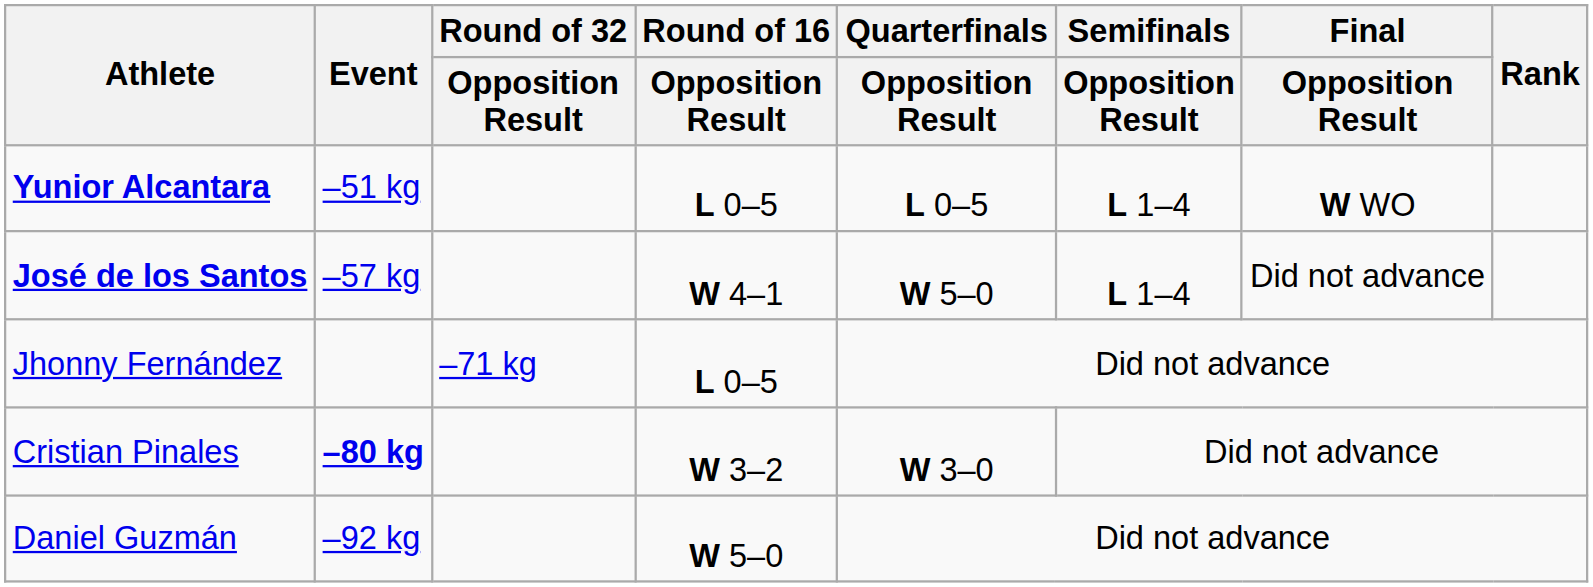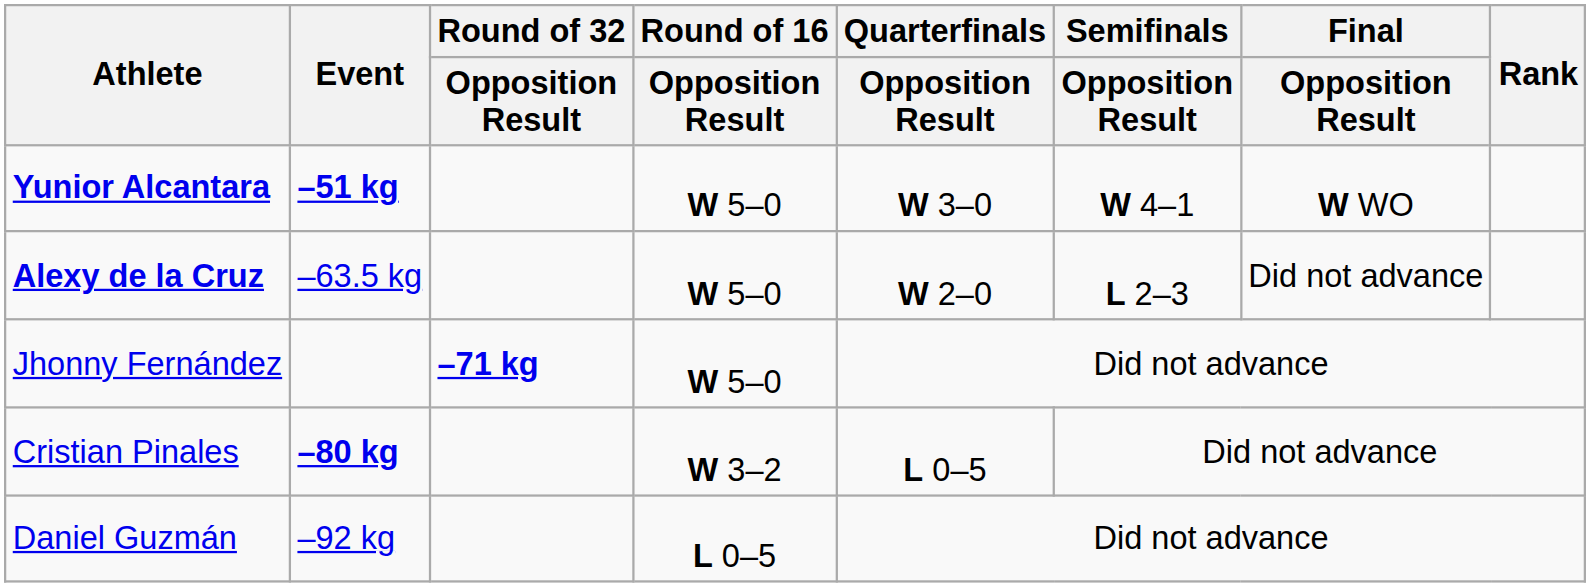(371, 188) normal -> (348, 188) bold
(736, 206) L 0–5 -> (735, 206) W 5–0
(947, 206) L 0–5 -> (945, 206) W 3–0
(1149, 206) L 1–4 -> (1147, 206) W 4–1
- row: (160, 276)
+ row: (138, 276)
(488, 363) normal -> (488, 363) bold
(736, 382) L 0–5 -> (735, 382) W 5–0
(947, 469) W 3–0 -> (945, 469) L 0–5
(736, 557) W 5–0 -> (735, 557) L 0–5
